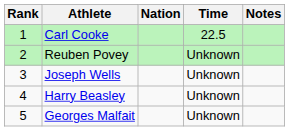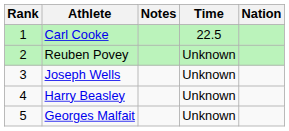columns swapped: (161, 14) <-> (264, 14)
